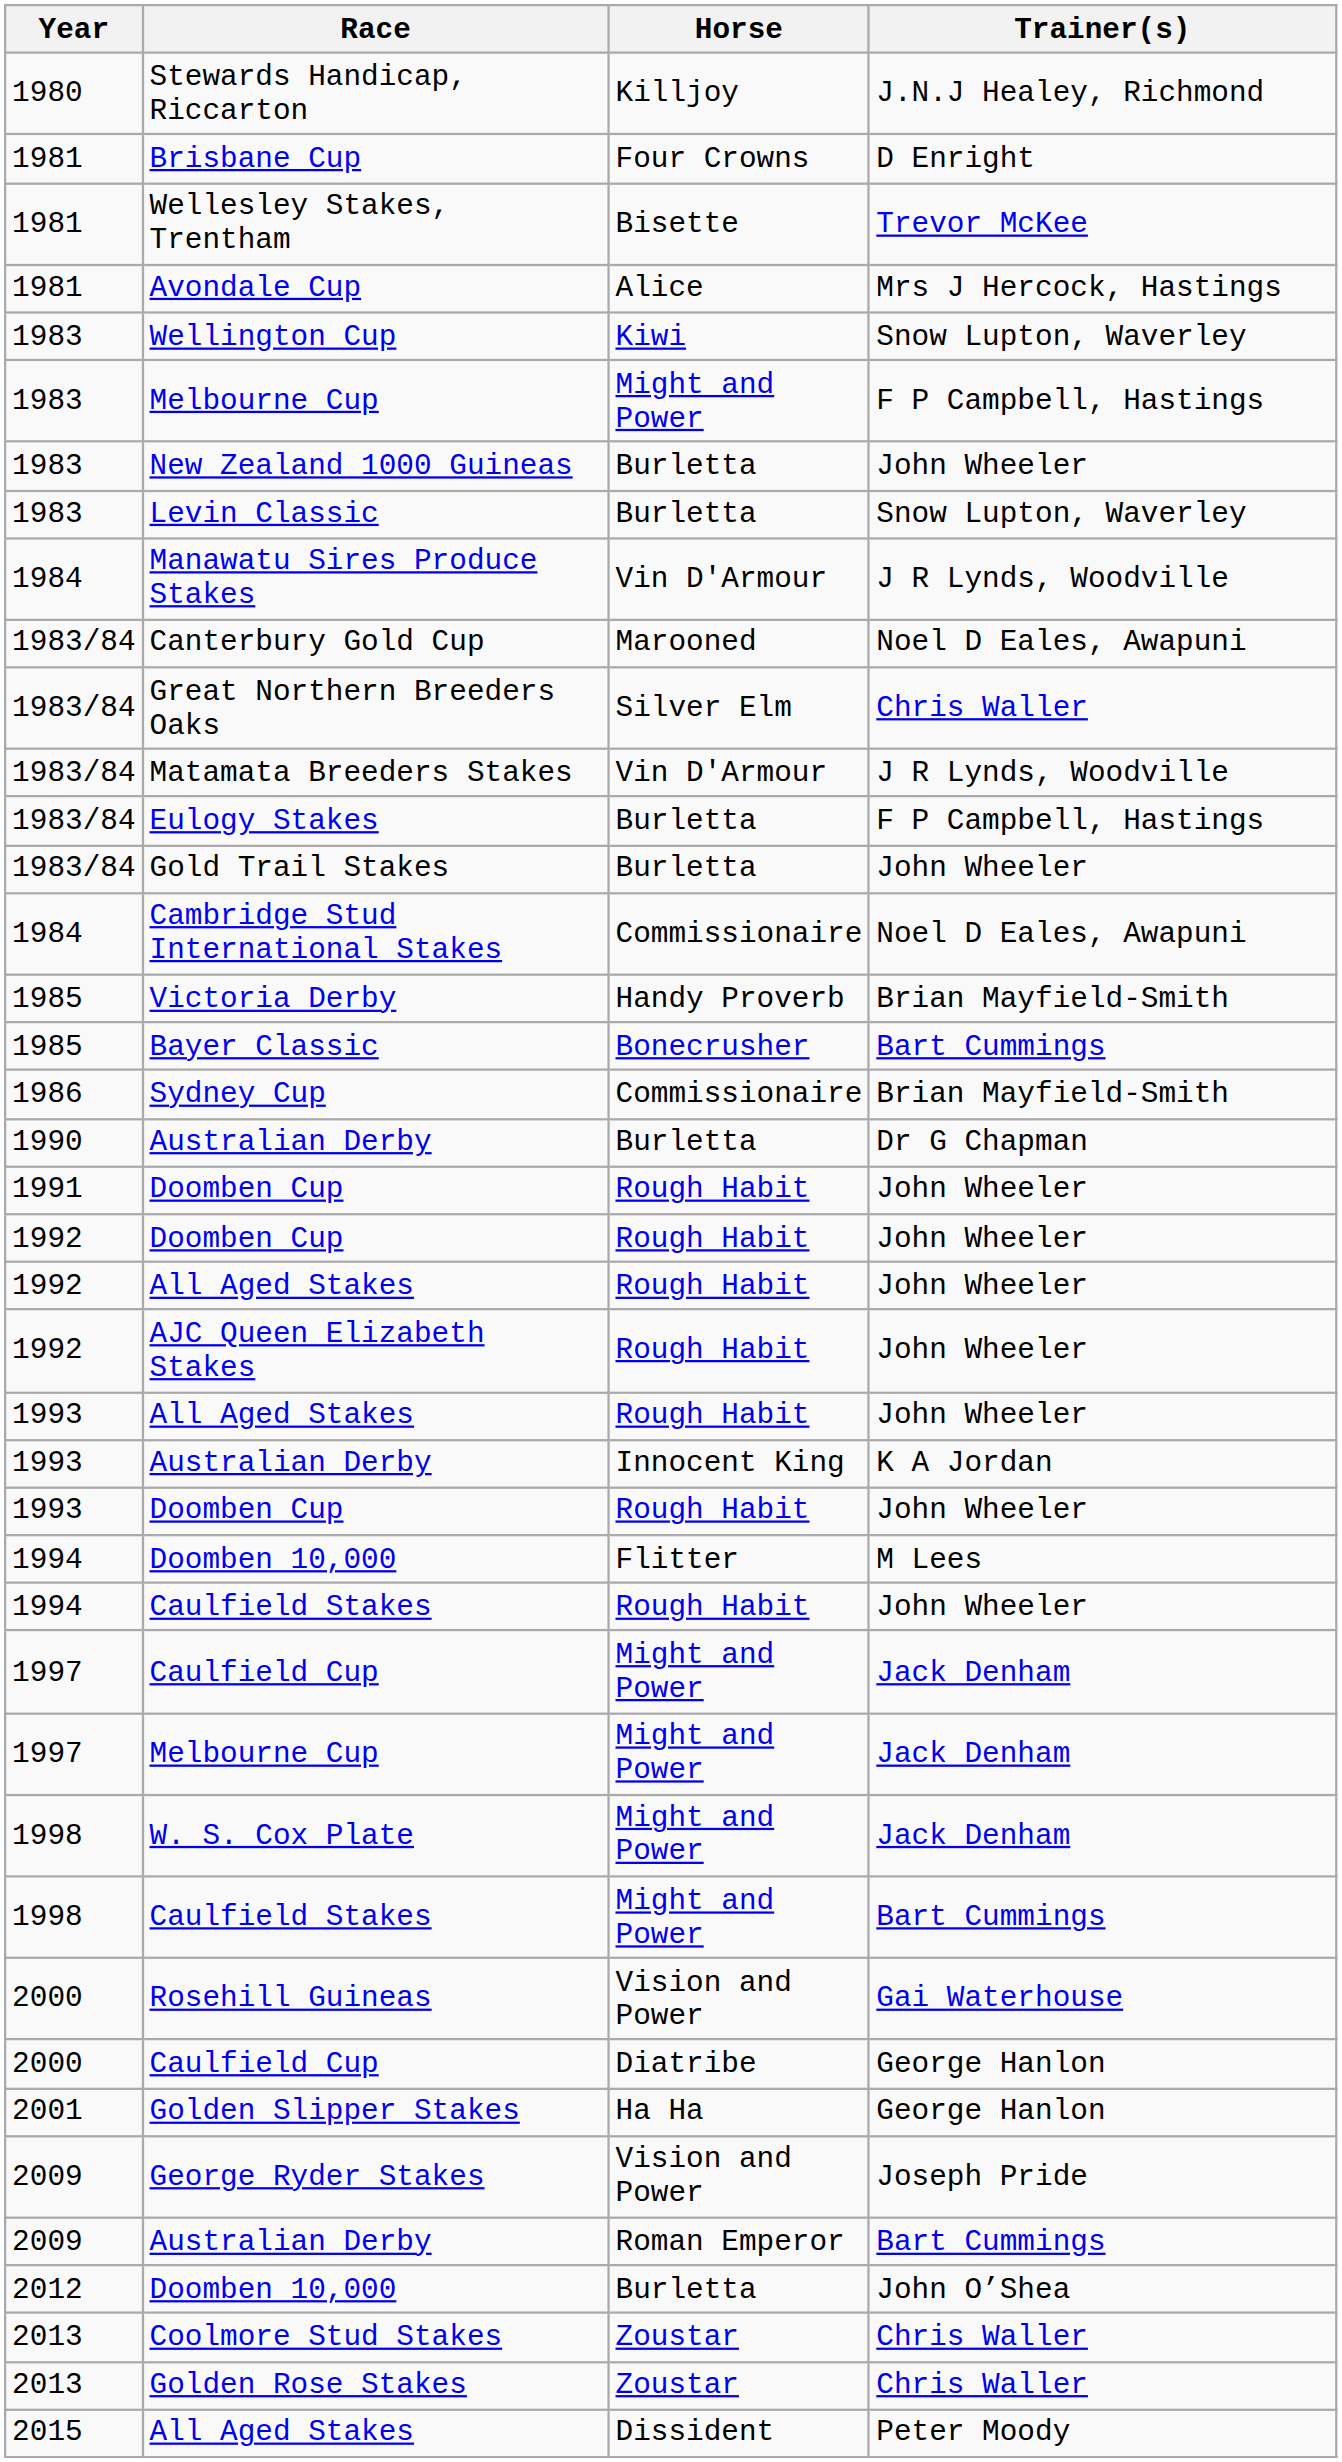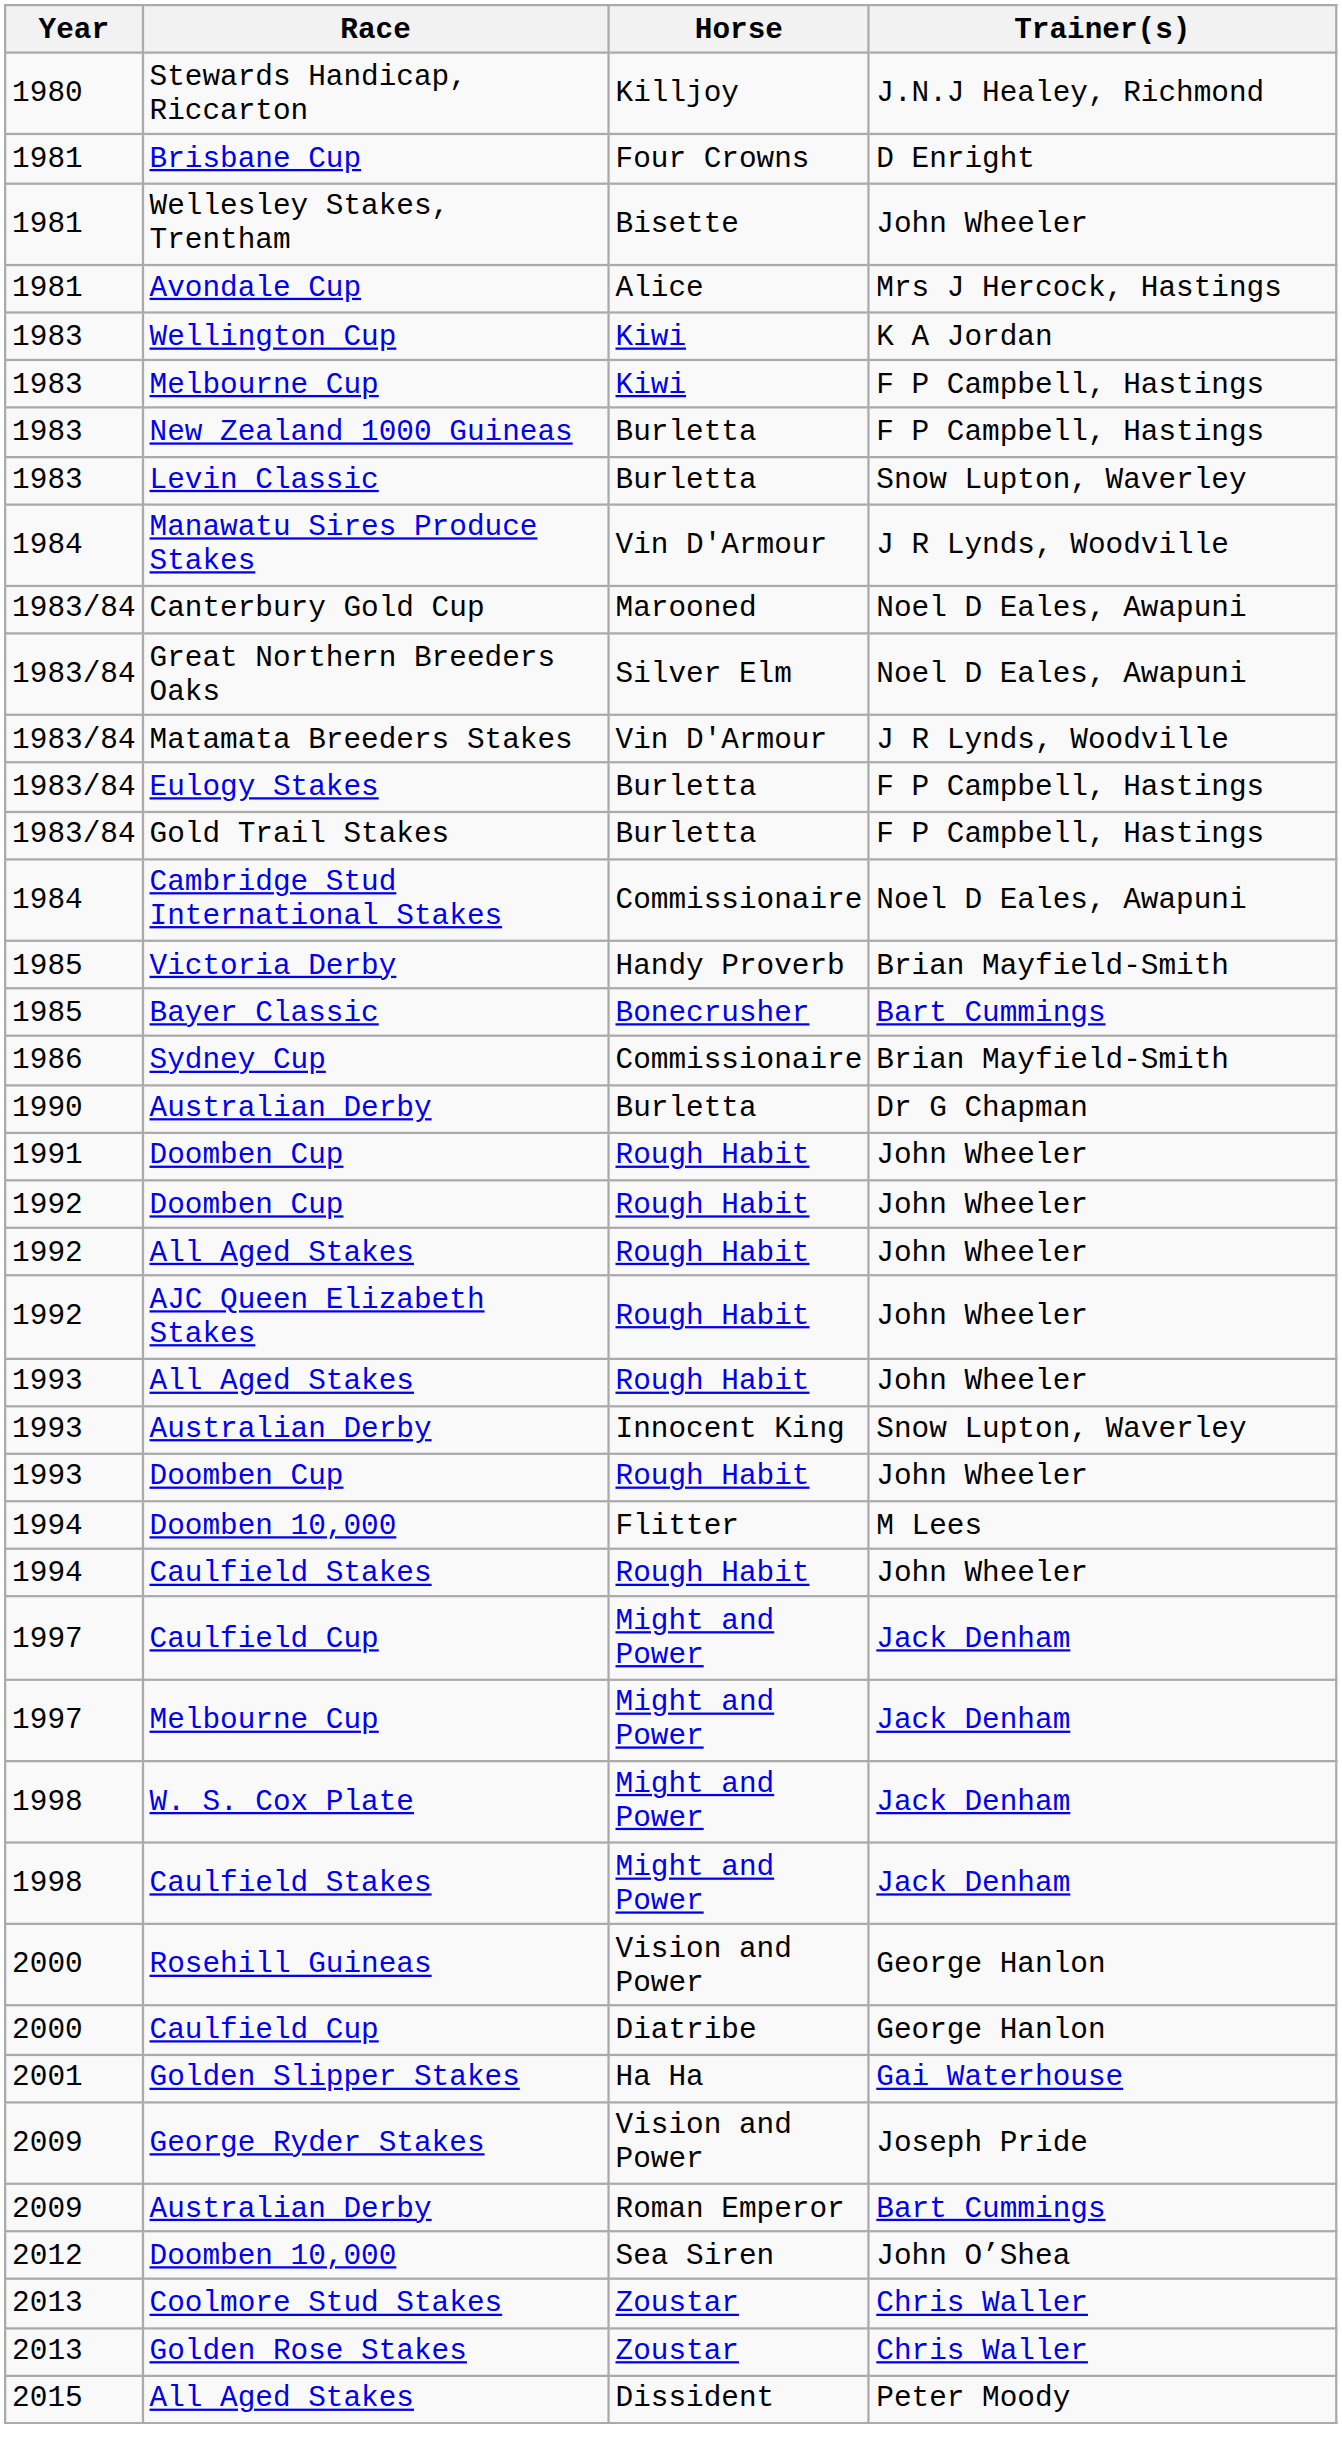(982, 224) Trevor McKee -> (982, 224) John Wheeler
(1061, 336) Snow Lupton, Waverley -> (964, 336) K A Jordan
(695, 401) Might and Power -> (651, 384) Kiwi
(982, 466) John Wheeler -> (1070, 432) F P Campbell, Hastings
(982, 708) Chris Waller -> (1061, 674) Noel D Eales, Awapuni
(982, 869) John Wheeler -> (1070, 835) F P Campbell, Hastings
(964, 1463) K A Jordan -> (1061, 1430) Snow Lupton, Waverley
(991, 1917) Bart Cummings -> (973, 1883) Jack Denham
(1000, 1999) Gai Waterhouse -> (991, 1965) George Hanlon
(991, 2112) George Hanlon -> (1000, 2078) Gai Waterhouse
(686, 2289) Burletta -> (695, 2255) Sea Siren
